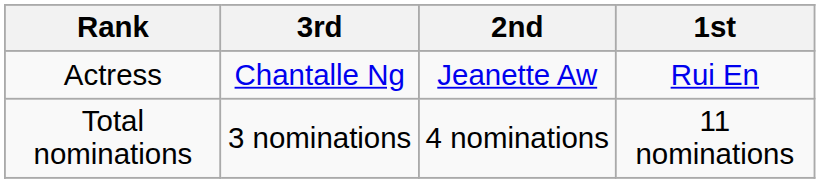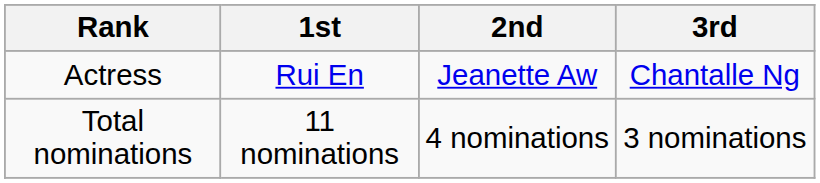columns swapped: (715, 27) <-> (320, 27)
